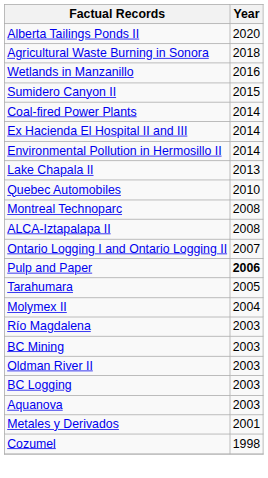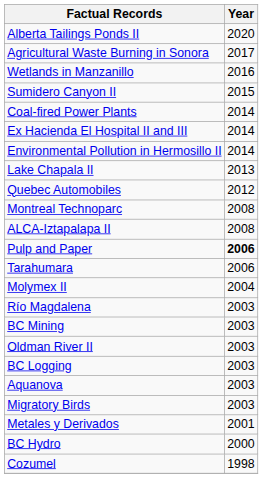(246, 53) 2018 -> (241, 53) 2017
(246, 190) 2010 -> (241, 190) 2012
- row: (117, 248)
(246, 287) 2005 -> (241, 268) 2006
+ row: (49, 405)
+ row: (34, 444)
